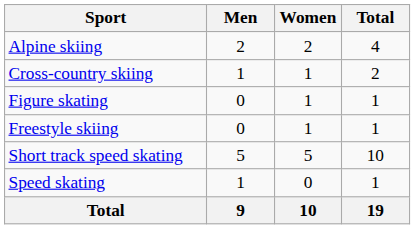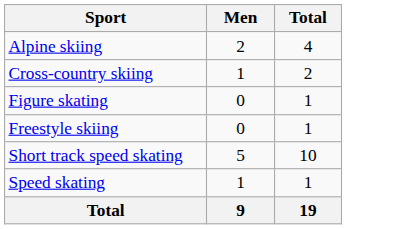- column: (308, 18)
